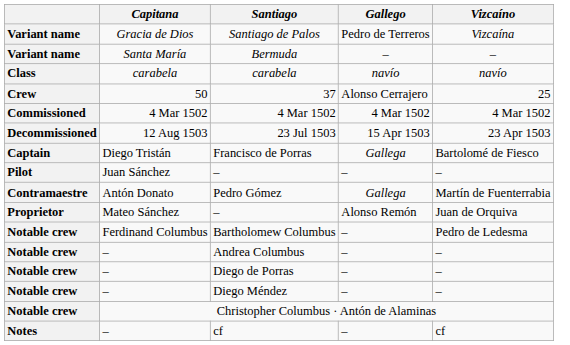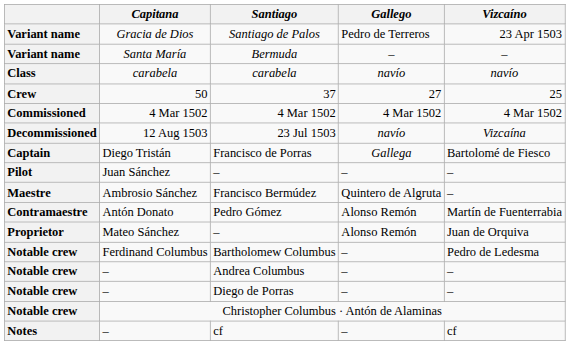(493, 34) Vizcaína -> (531, 34) 23 Apr 1503
(385, 93) Alonso Cerrajero -> (435, 93) 27
(398, 133) 15 Apr 1503 -> (391, 133) navío
(519, 133) 23 Apr 1503 -> (504, 133) Vizcaína
+ row: (150, 192)
(386, 192) Gallega -> (379, 212) Alonso Remón
- row: (106, 291)
